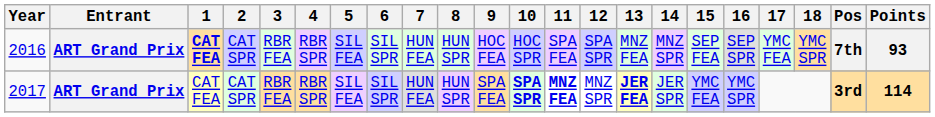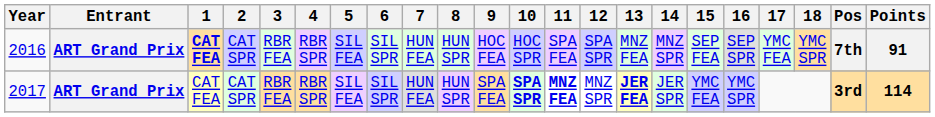(898, 50) 93 -> (898, 50) 91
